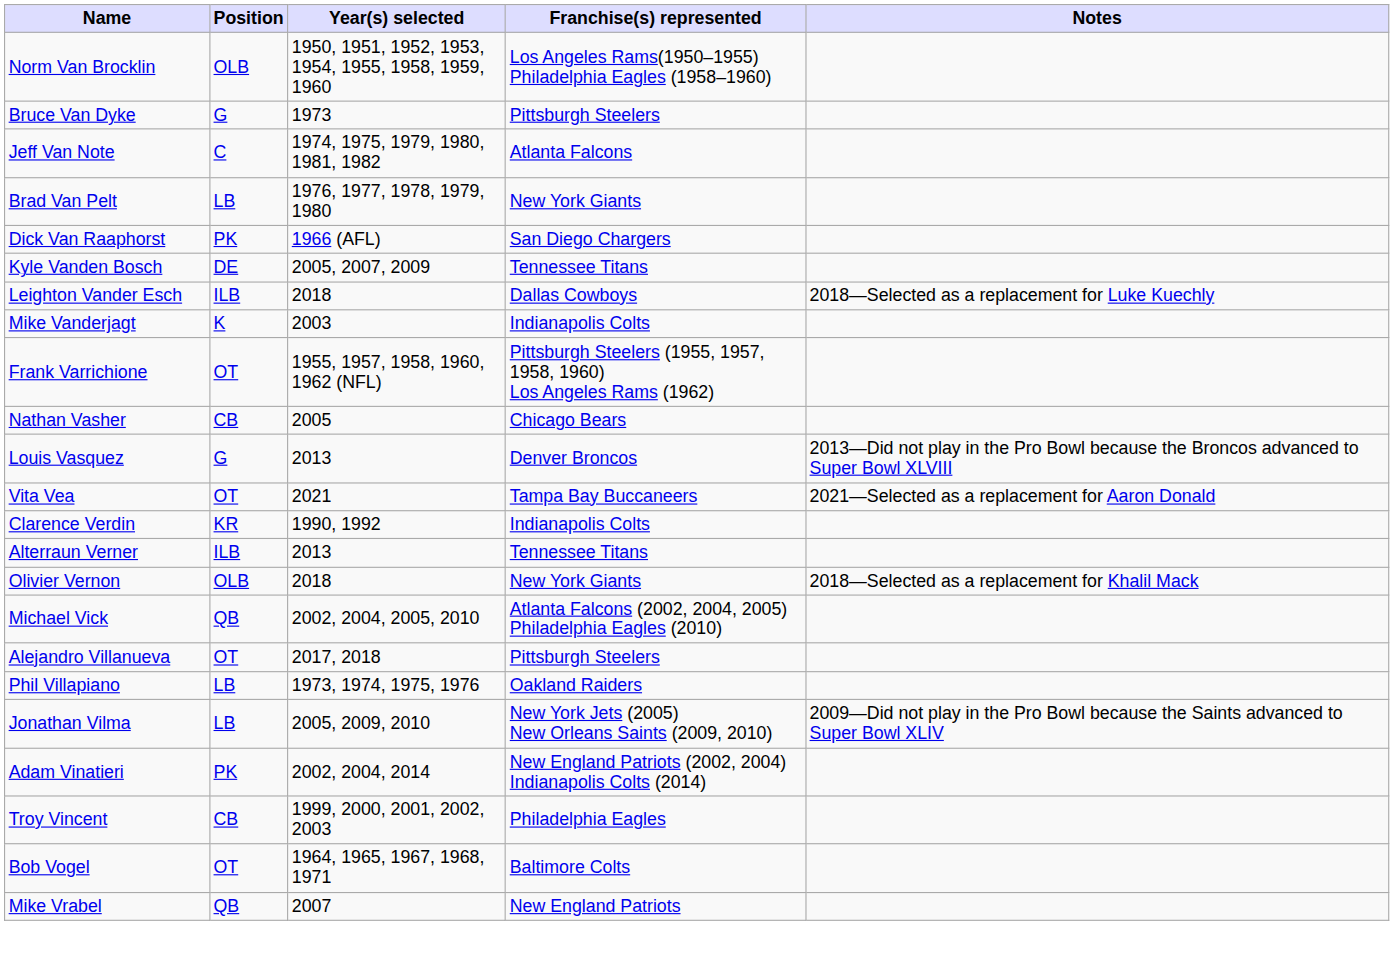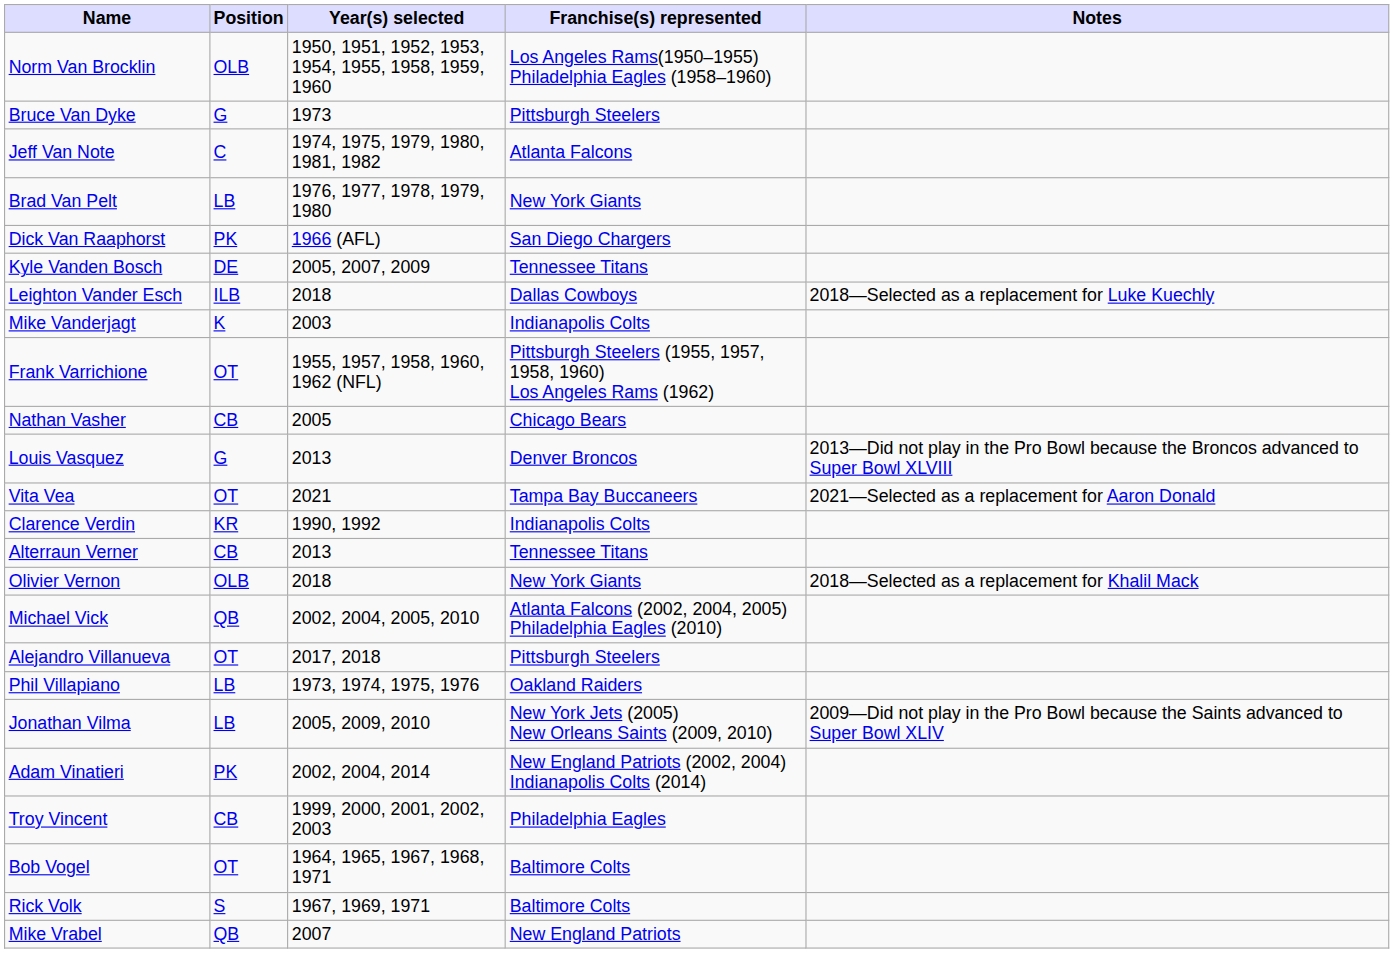(227, 552) ILB -> (226, 552) CB
+ row: (45, 906)
